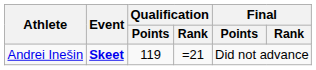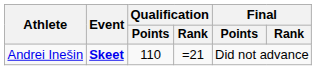(151, 55) 119 -> (151, 55) 110
